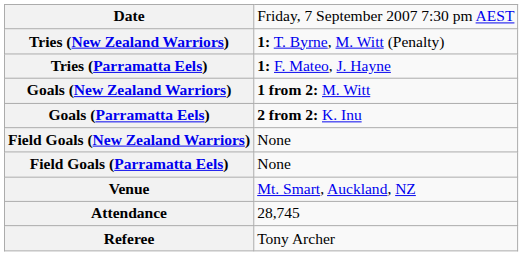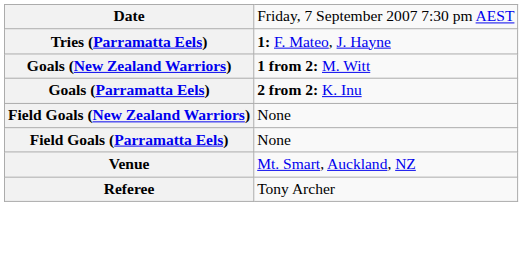- row: (129, 41)
- row: (129, 213)
